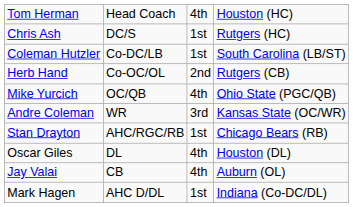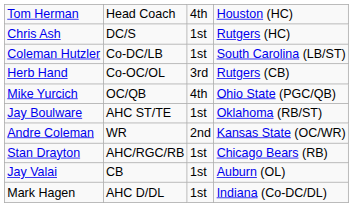(200, 73) 2nd -> (199, 73) 3rd
+ row: (45, 113)
(199, 113) 3rd -> (200, 133) 2nd
- row: (40, 152)
(199, 172) 4th -> (198, 172) 1st
